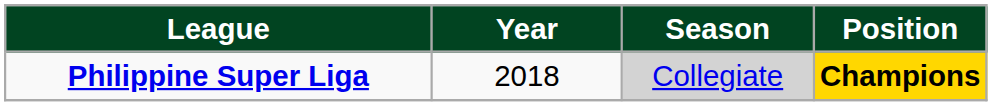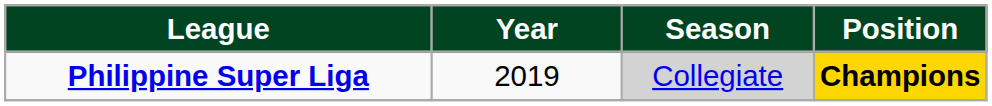(527, 76) 2018 -> (527, 76) 2019
